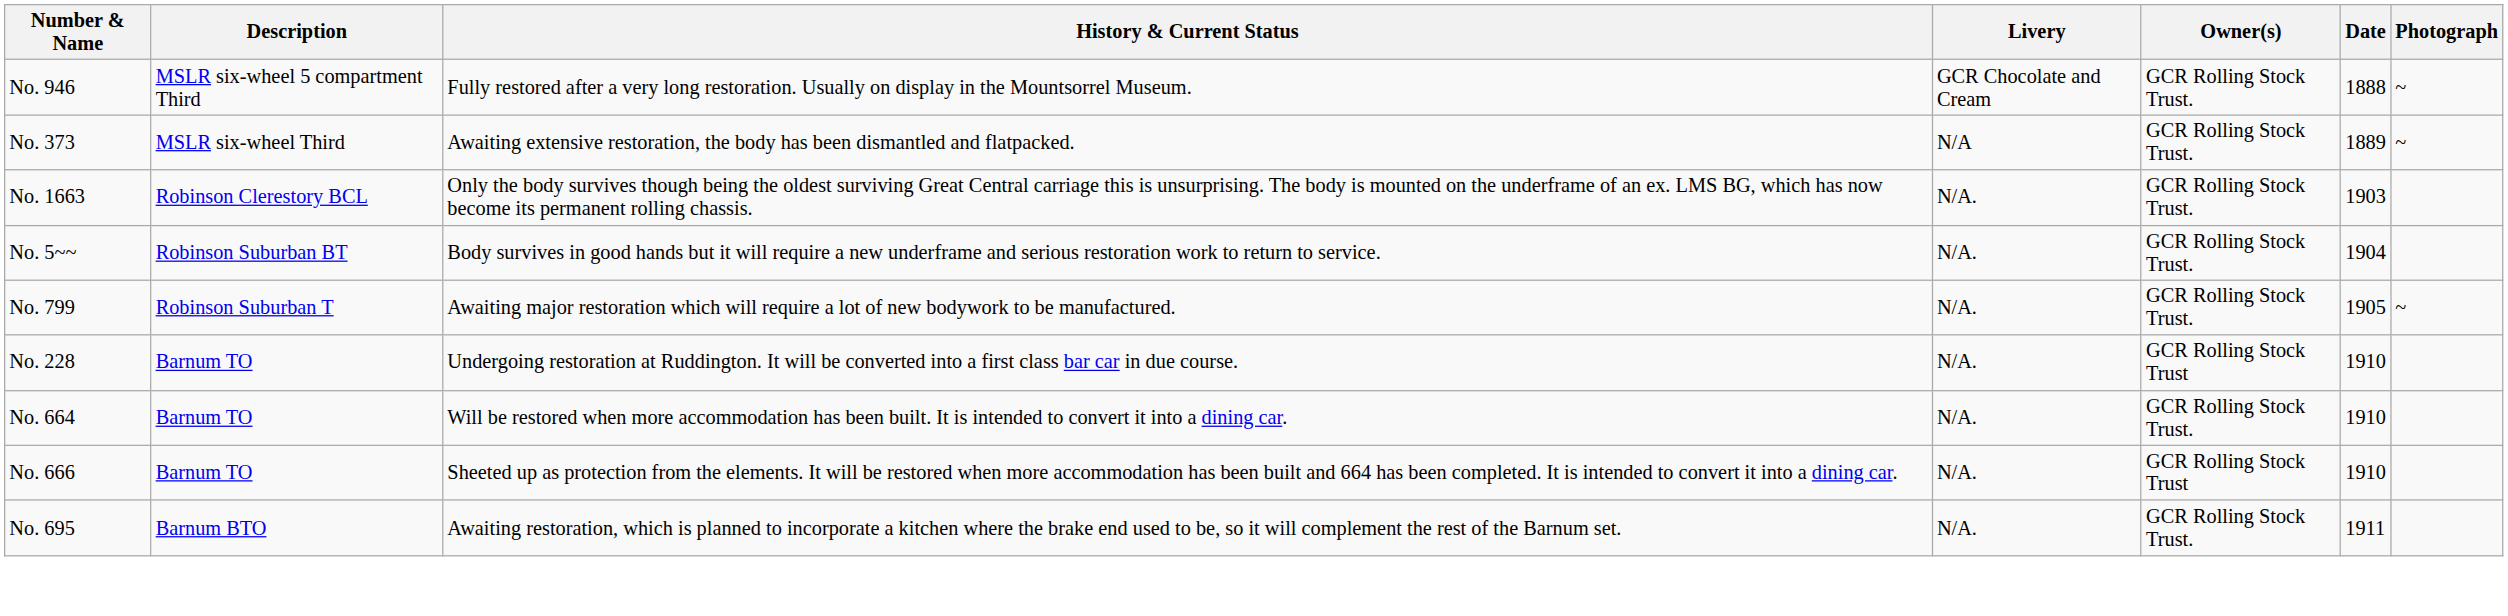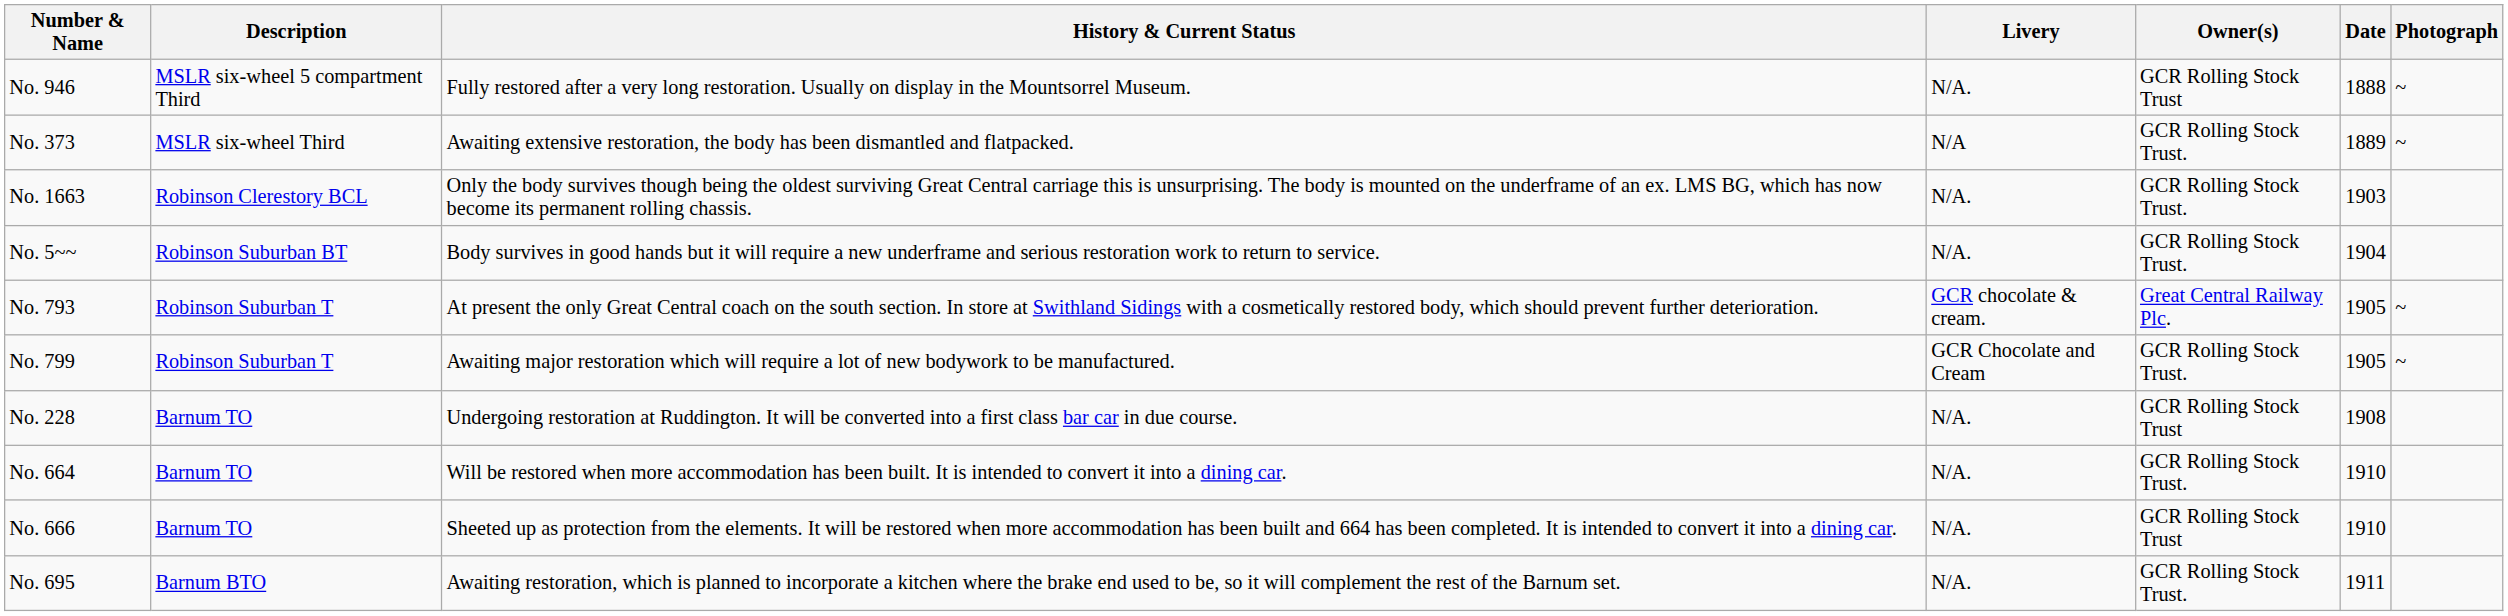(2019, 87) GCR Chocolate and Cream -> (1951, 87) N/A.
(2226, 87) GCR Rolling Stock Trust. -> (2220, 87) GCR Rolling Stock Trust
+ row: (42, 307)
(1957, 307) N/A. -> (2013, 362) GCR Chocolate and Cream
(2366, 362) 1910 -> (2366, 417) 1908
